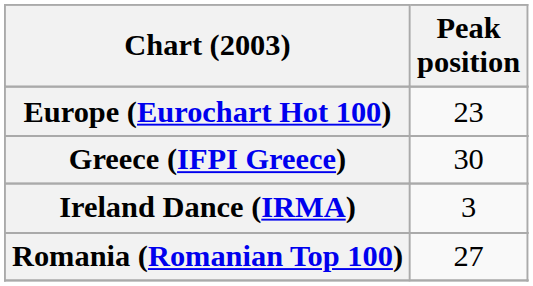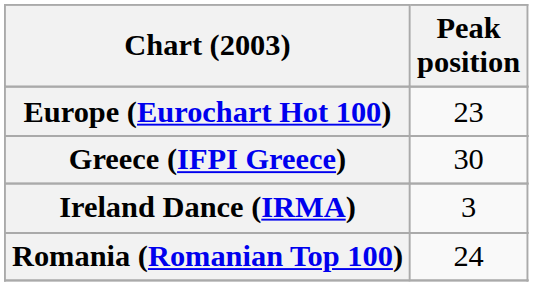(469, 255) 27 -> (469, 255) 24
